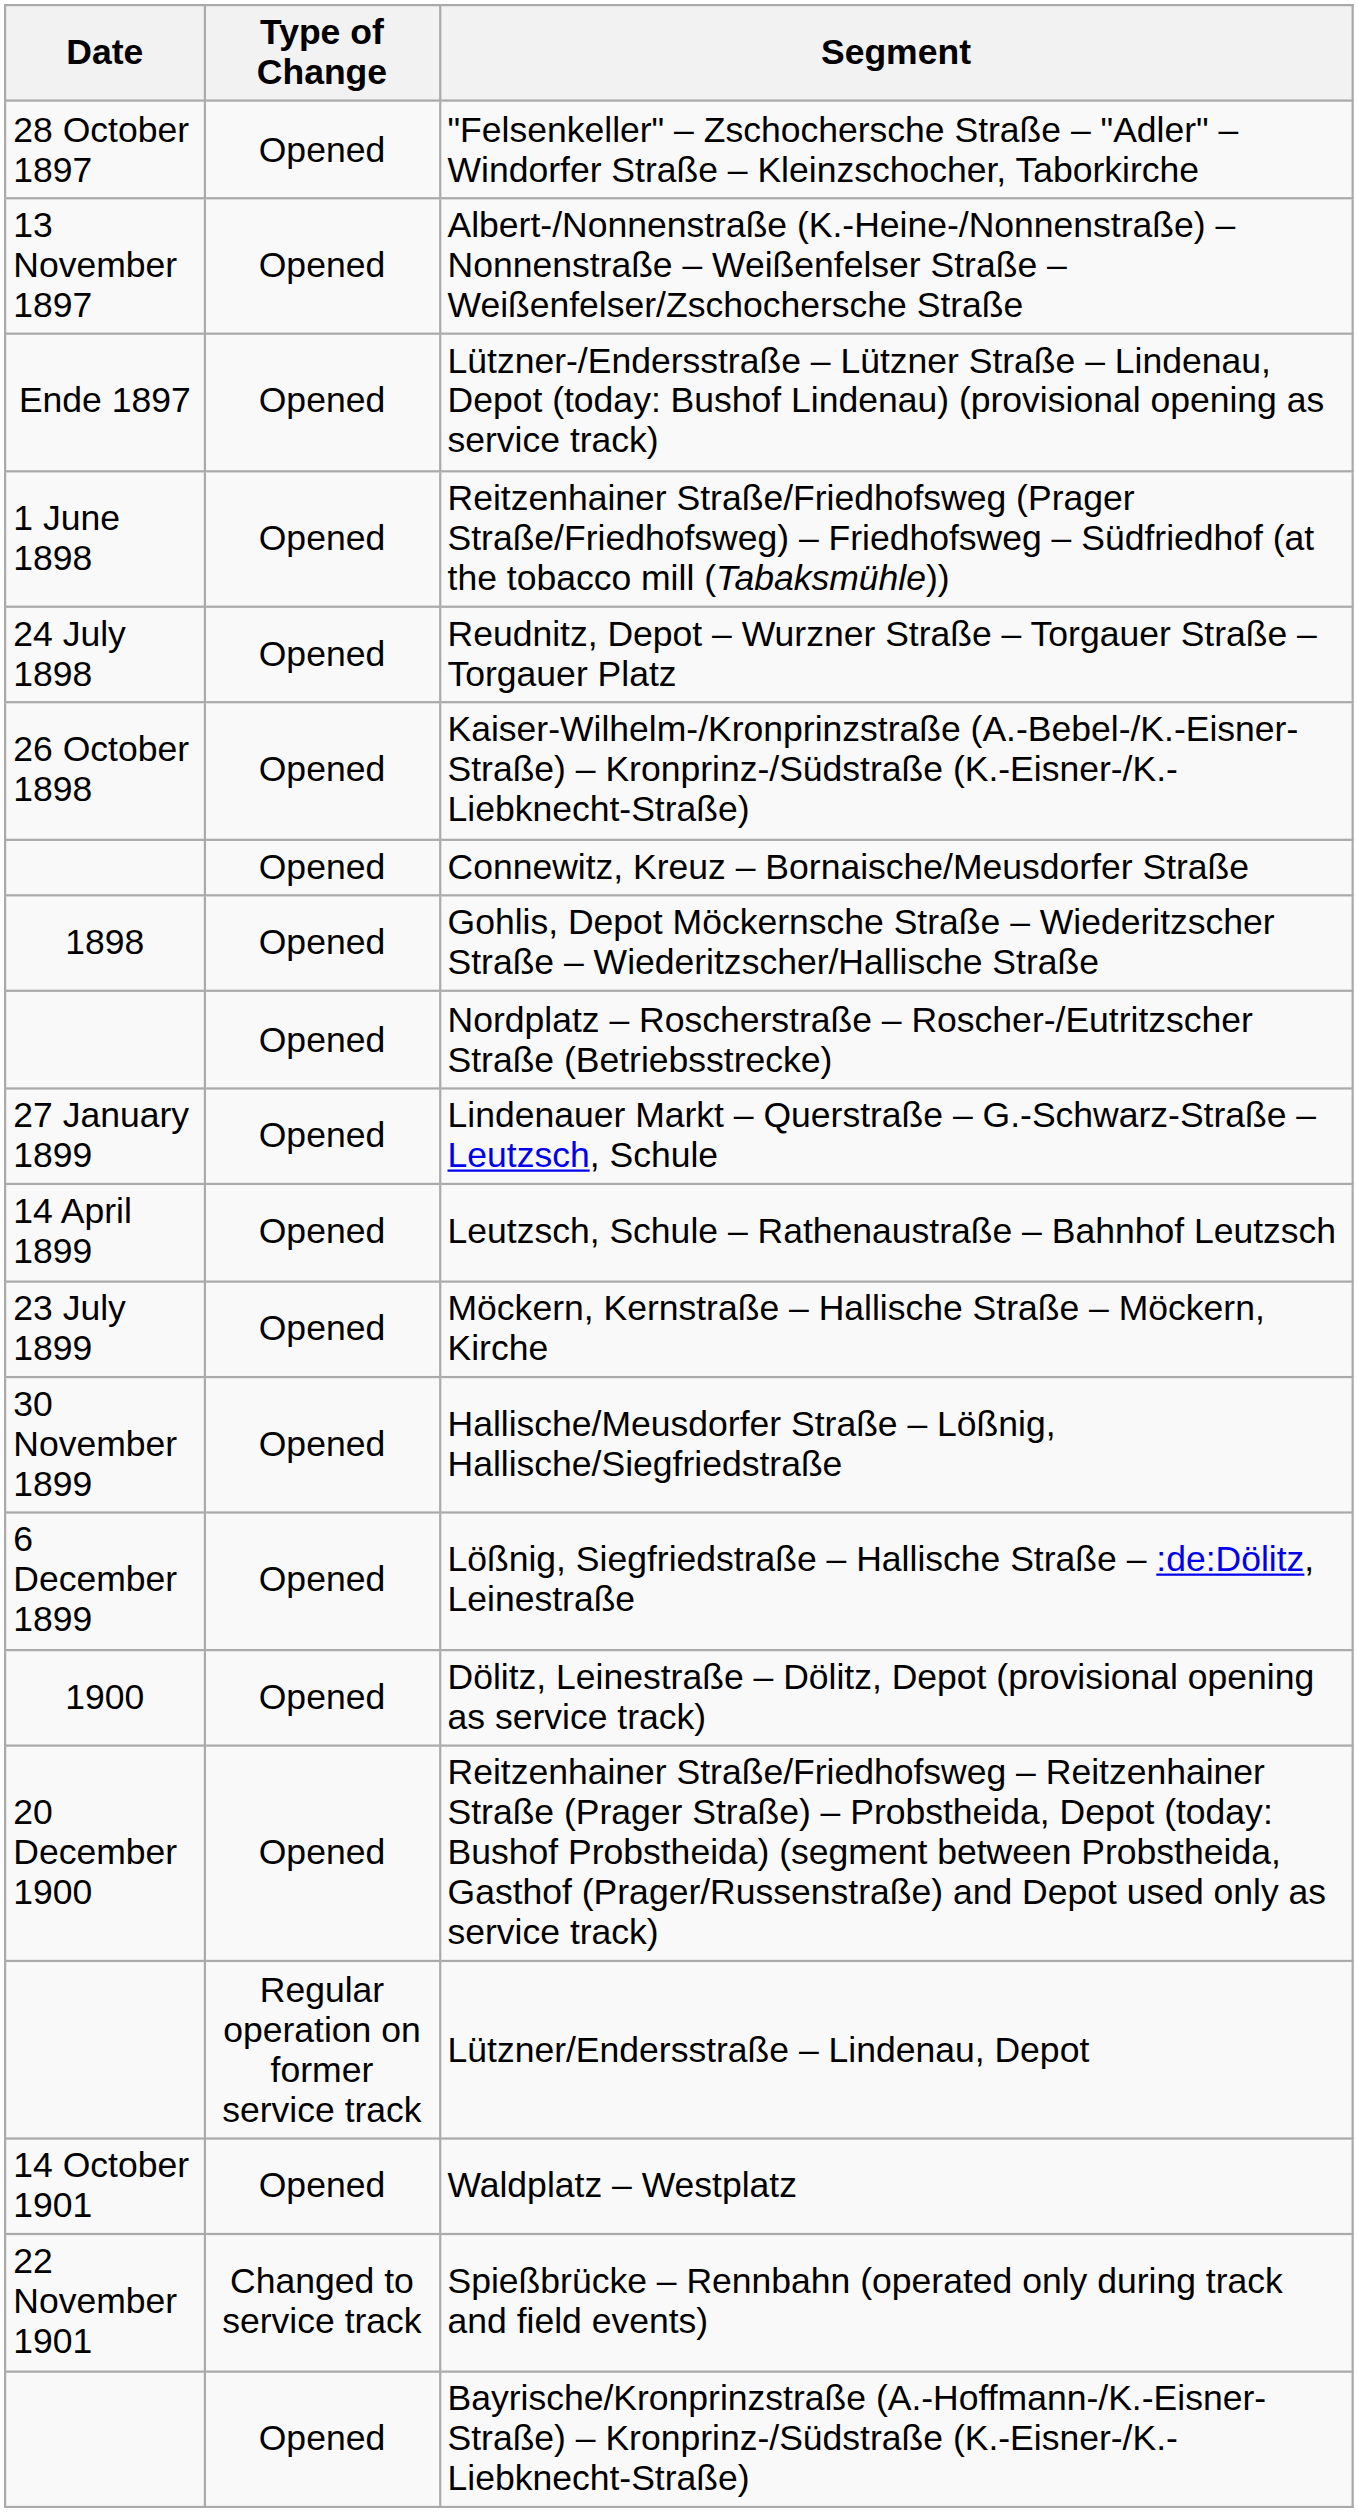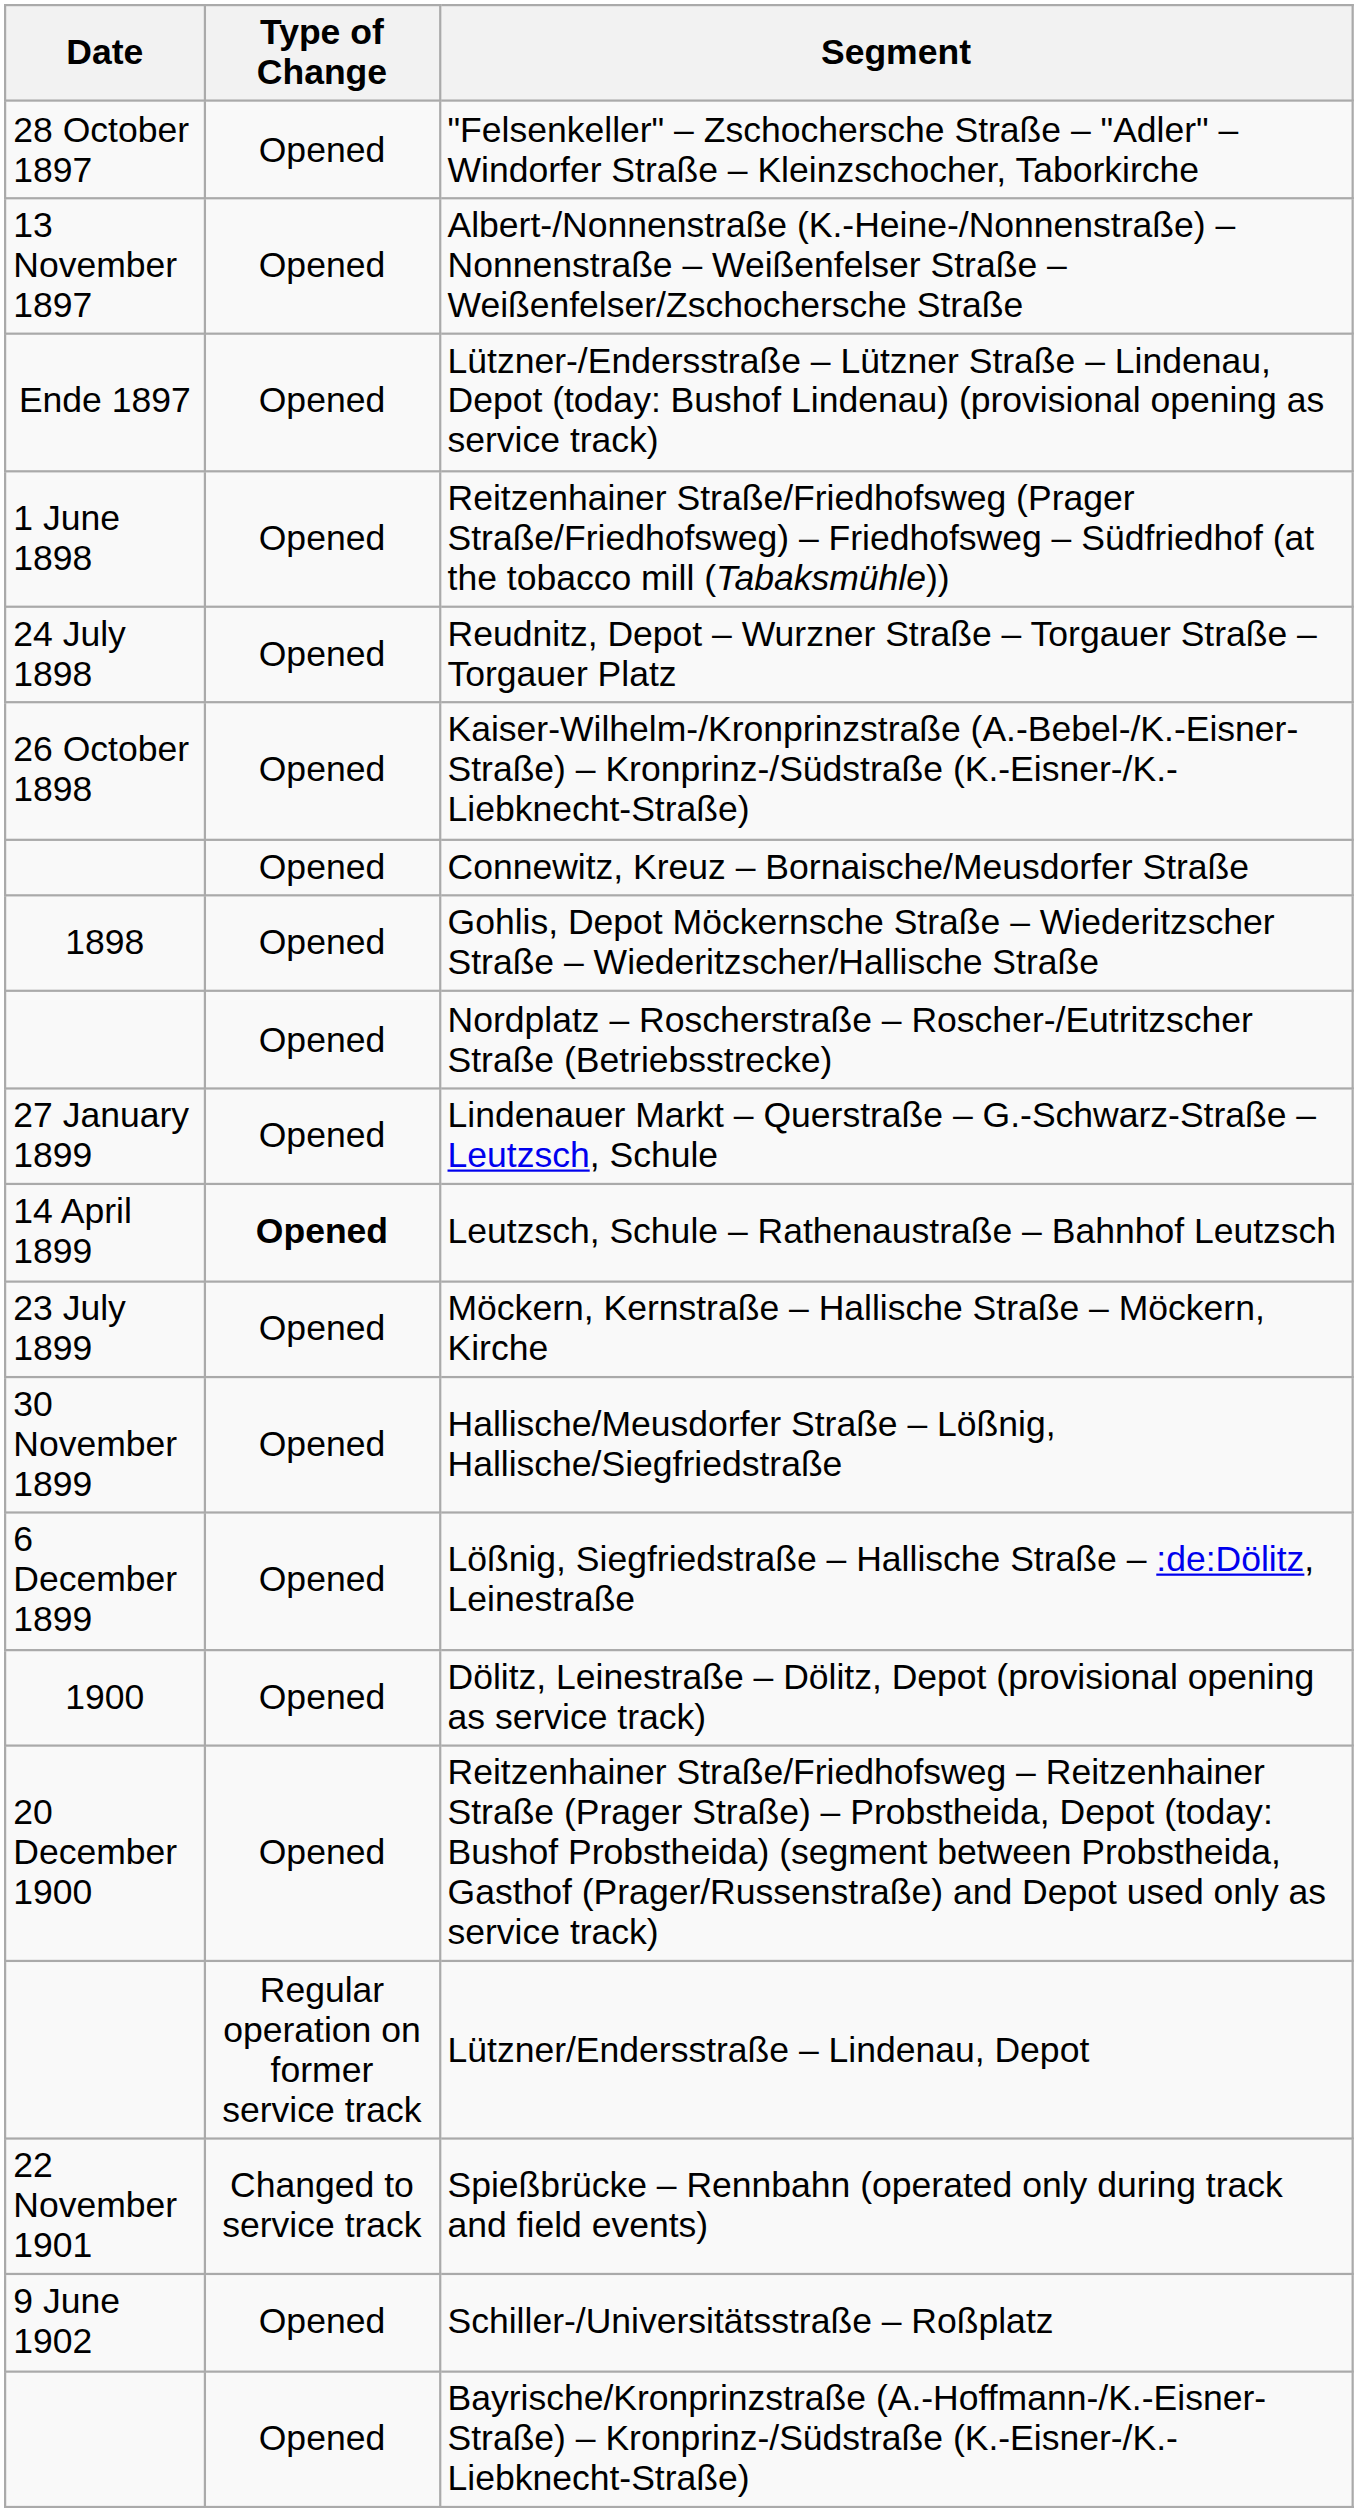(322, 1231) normal -> (322, 1231) bold
- row: (622, 2185)
+ row: (751, 2321)
